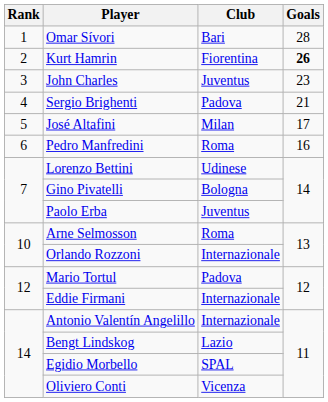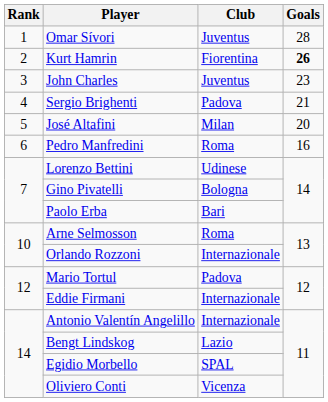(213, 37) Bari -> (225, 37) Juventus
(303, 124) 17 -> (303, 124) 20
(225, 211) Juventus -> (213, 211) Bari
